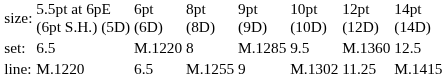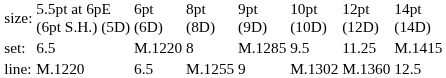(366, 47) M.1360 -> (359, 47) 11.25
(408, 47) 12.5 -> (418, 47) M.1415
(359, 69) 11.25 -> (366, 69) M.1360
(418, 69) M.1415 -> (408, 69) 12.5
